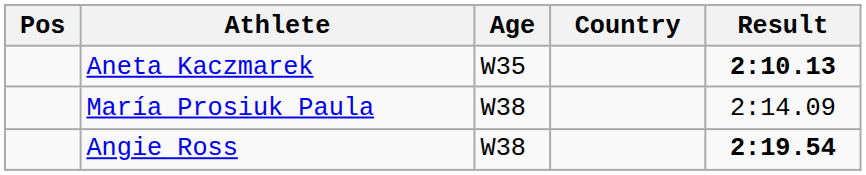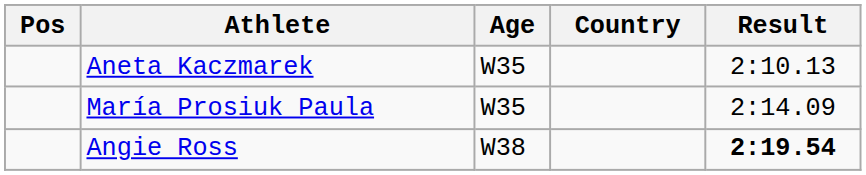(783, 67) bold -> (783, 67) normal
(503, 108) W38 -> (503, 108) W35
